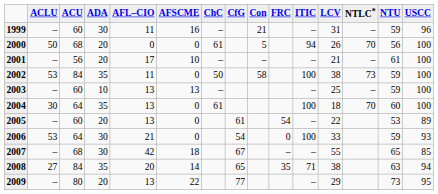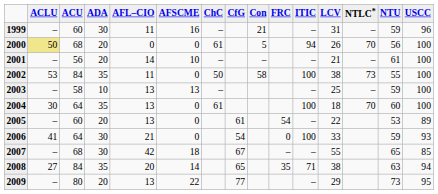(53, 45) no background -> (53, 45) khaki background
(150, 60) 17 -> (150, 60) 14
(396, 75) 59 -> (396, 75) 55
(78, 90) 60 -> (78, 90) 58
(53, 136) 53 -> (53, 136) 41
